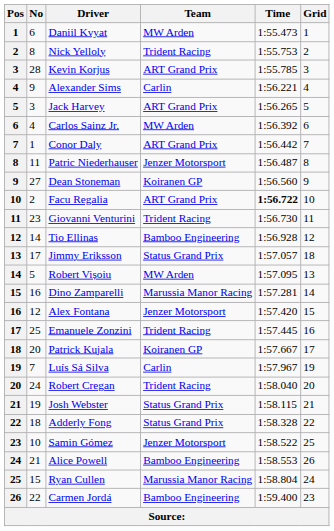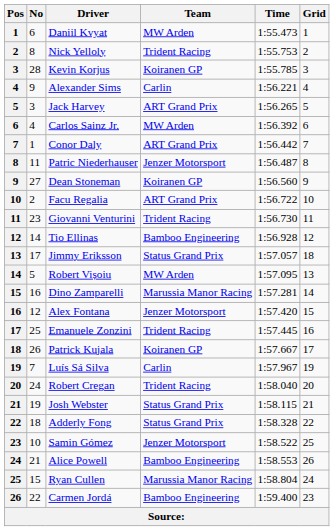(180, 69) ART Grand Prix -> (173, 69) Koiranen GP
(278, 199) bold -> (277, 199) normal
(35, 348) 20 -> (35, 348) 26
